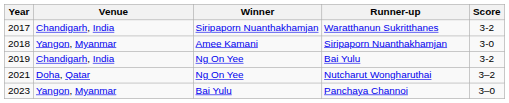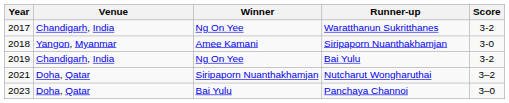(257, 28) Siripaporn Nuanthakhamjan -> (220, 28) Ng On Yee
(220, 75) Ng On Yee -> (257, 75) Siripaporn Nuanthakhamjan
(76, 91) Yangon, Myanmar -> (63, 91) Doha, Qatar
